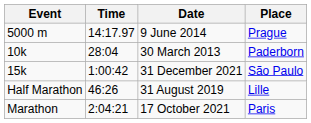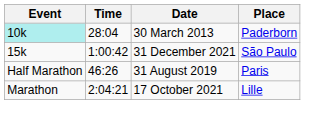- row: (173, 33)
(17, 52) no background -> (17, 33) paleturquoise background
(259, 90) Lille -> (255, 71) Paris
(262, 109) Paris -> (252, 90) Lille
